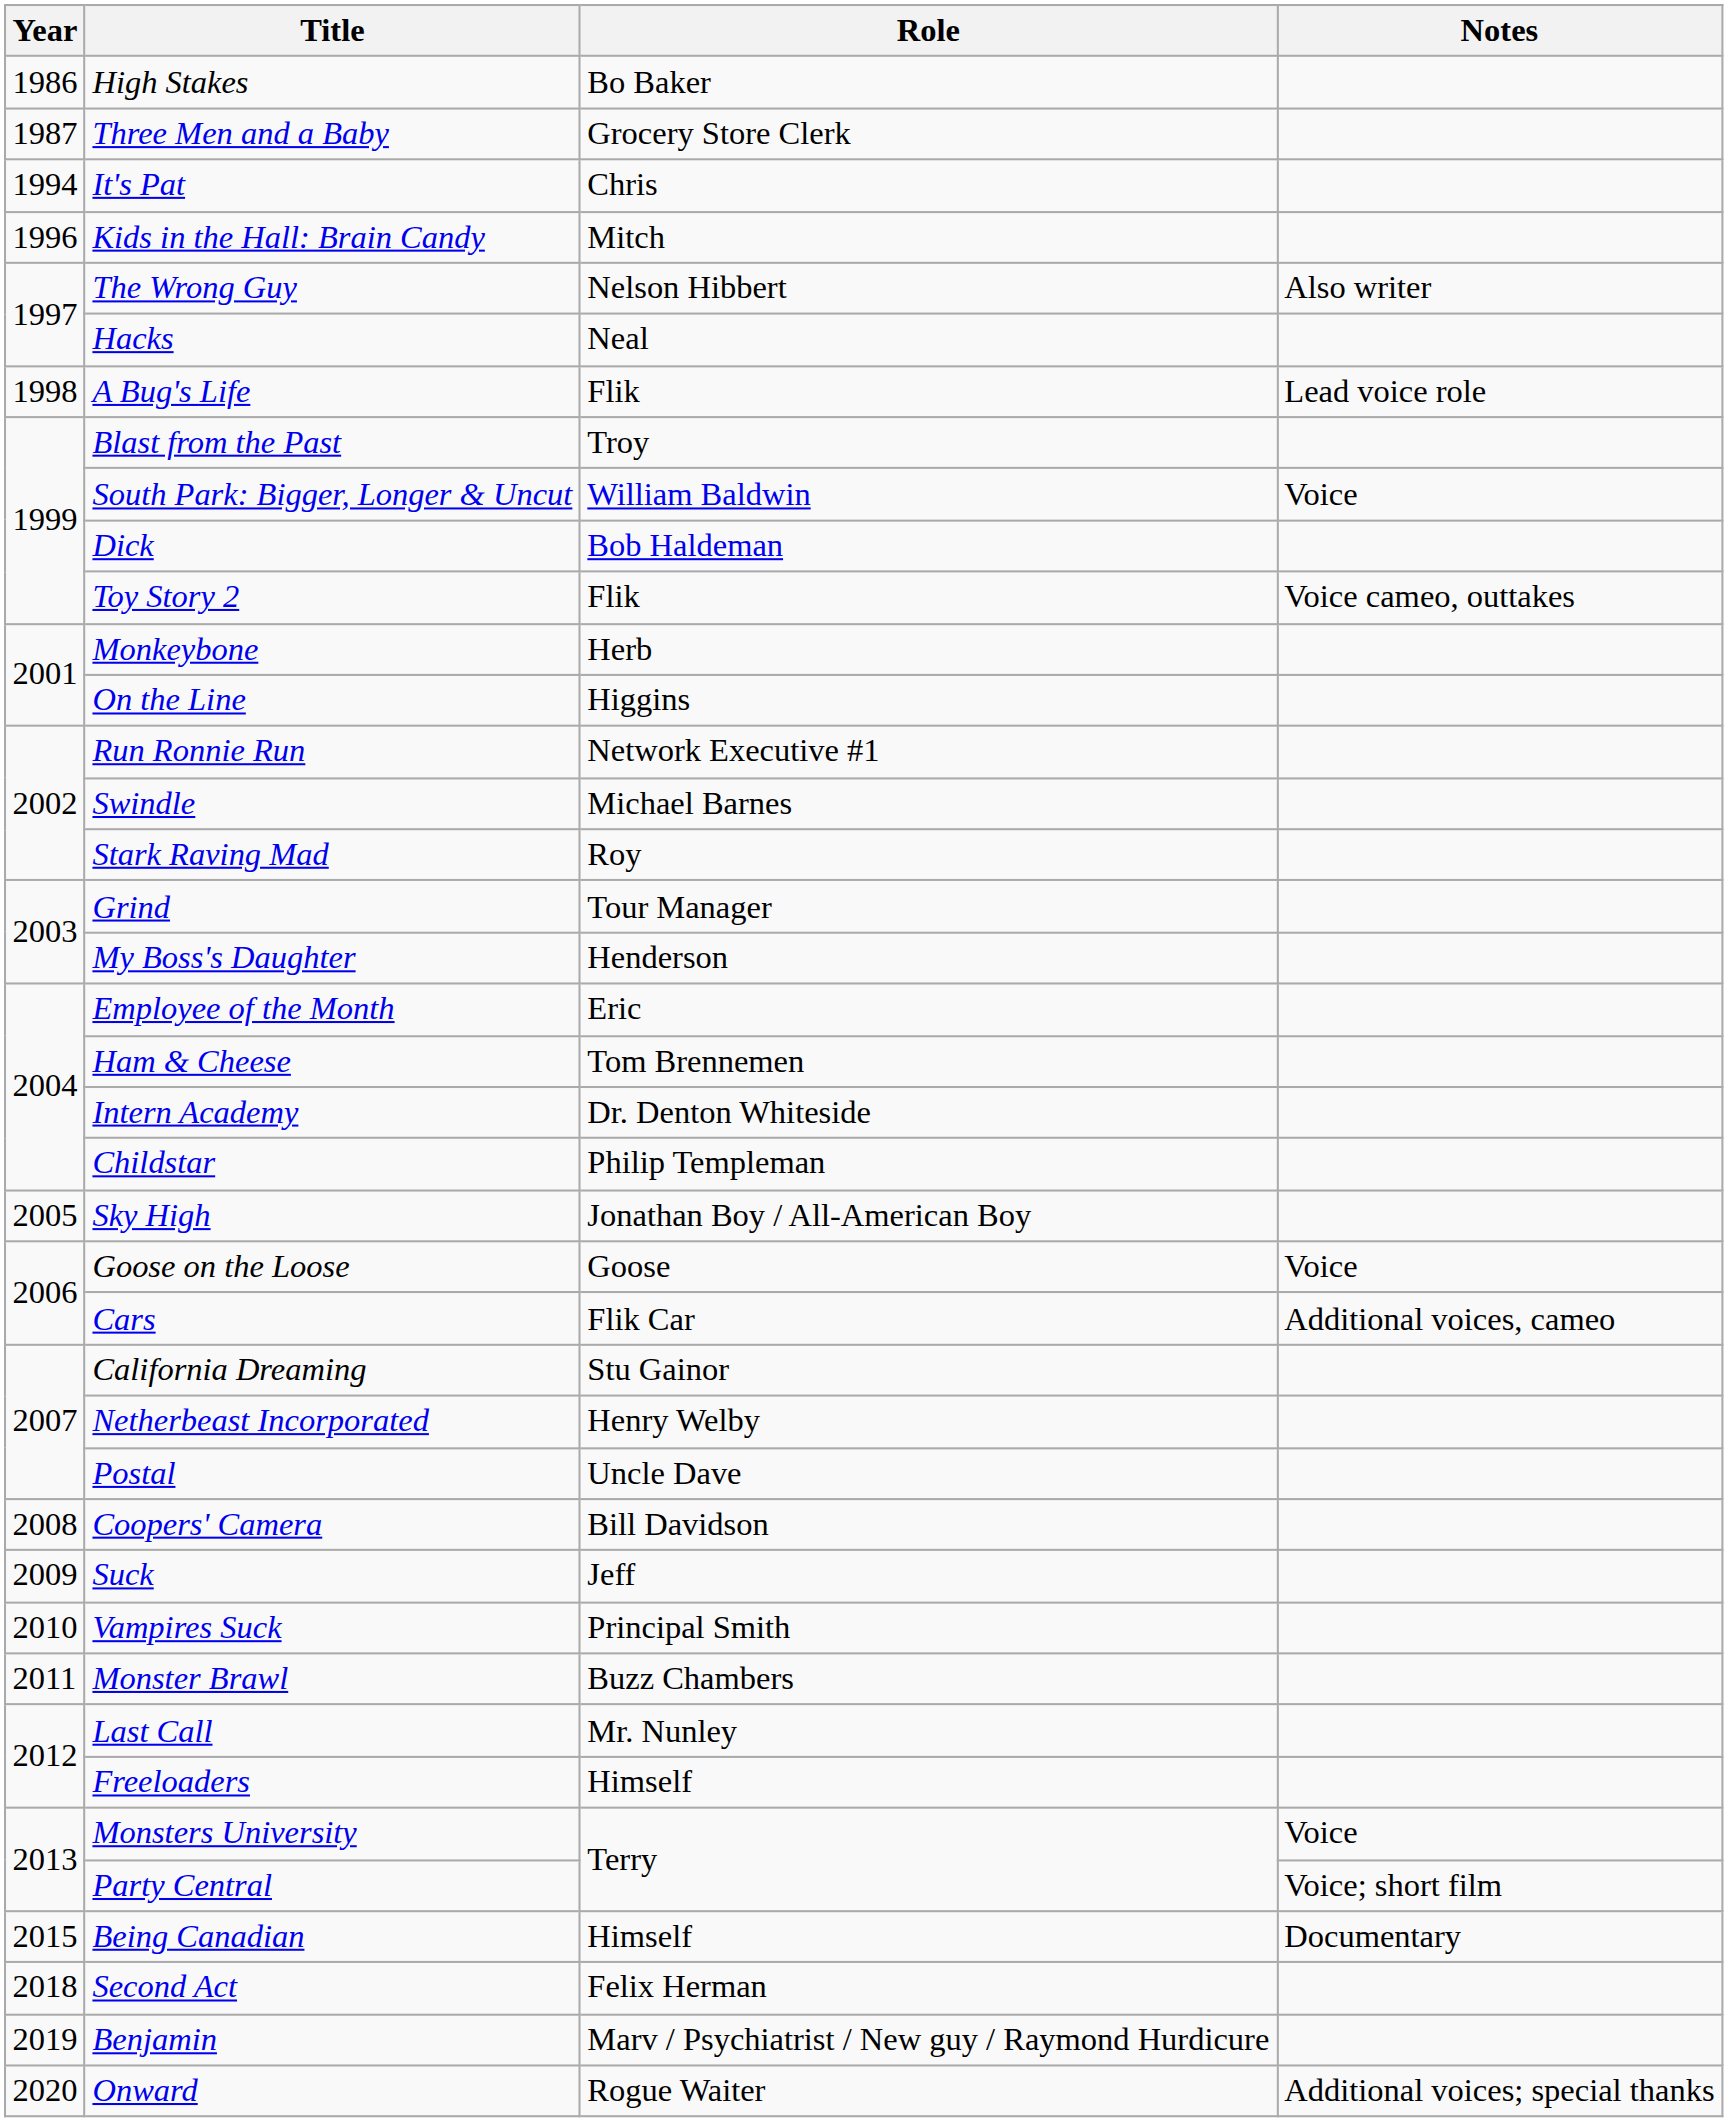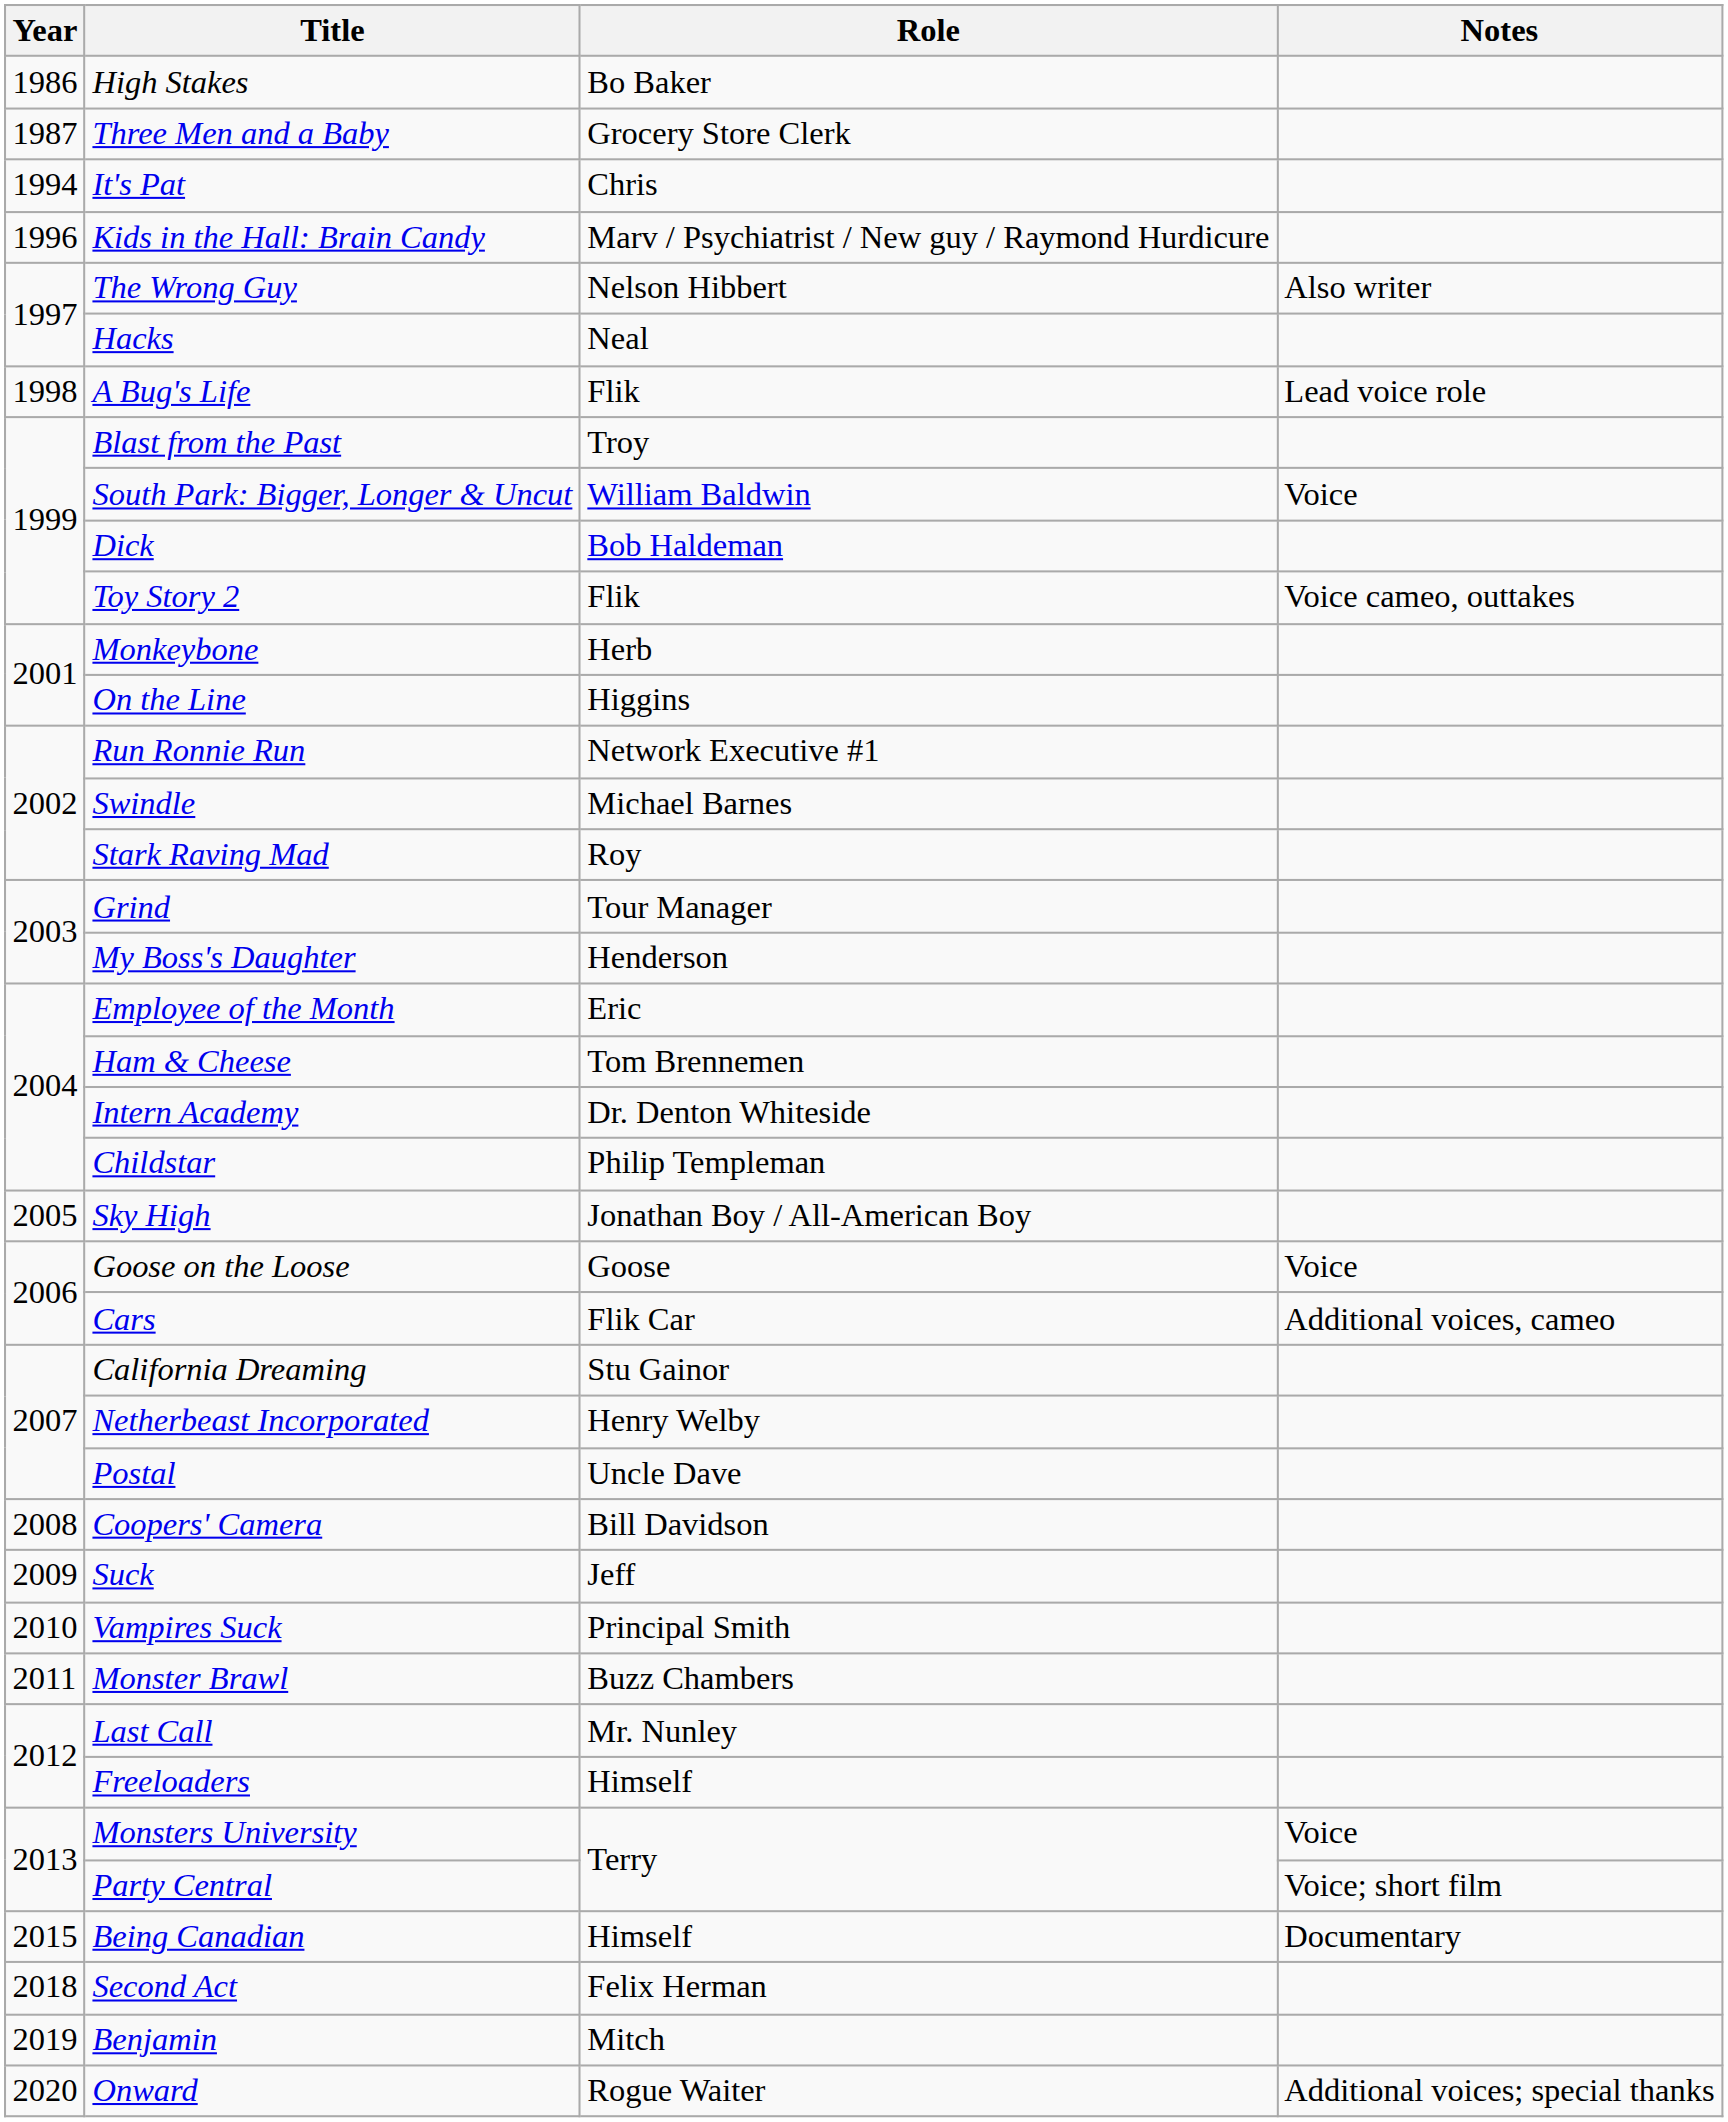(626, 236) Mitch -> (928, 236) Marv / Psychiatrist / New guy / Raymond Hurdicure
(928, 2039) Marv / Psychiatrist / New guy / Raymond Hurdicure -> (626, 2039) Mitch
